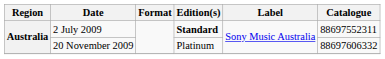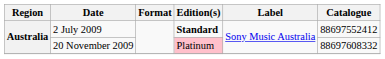(349, 29) 88697552311 -> (349, 29) 88697552412
(195, 45) no background -> (195, 45) pink background
(349, 45) 88697606332 -> (349, 45) 88697608332
